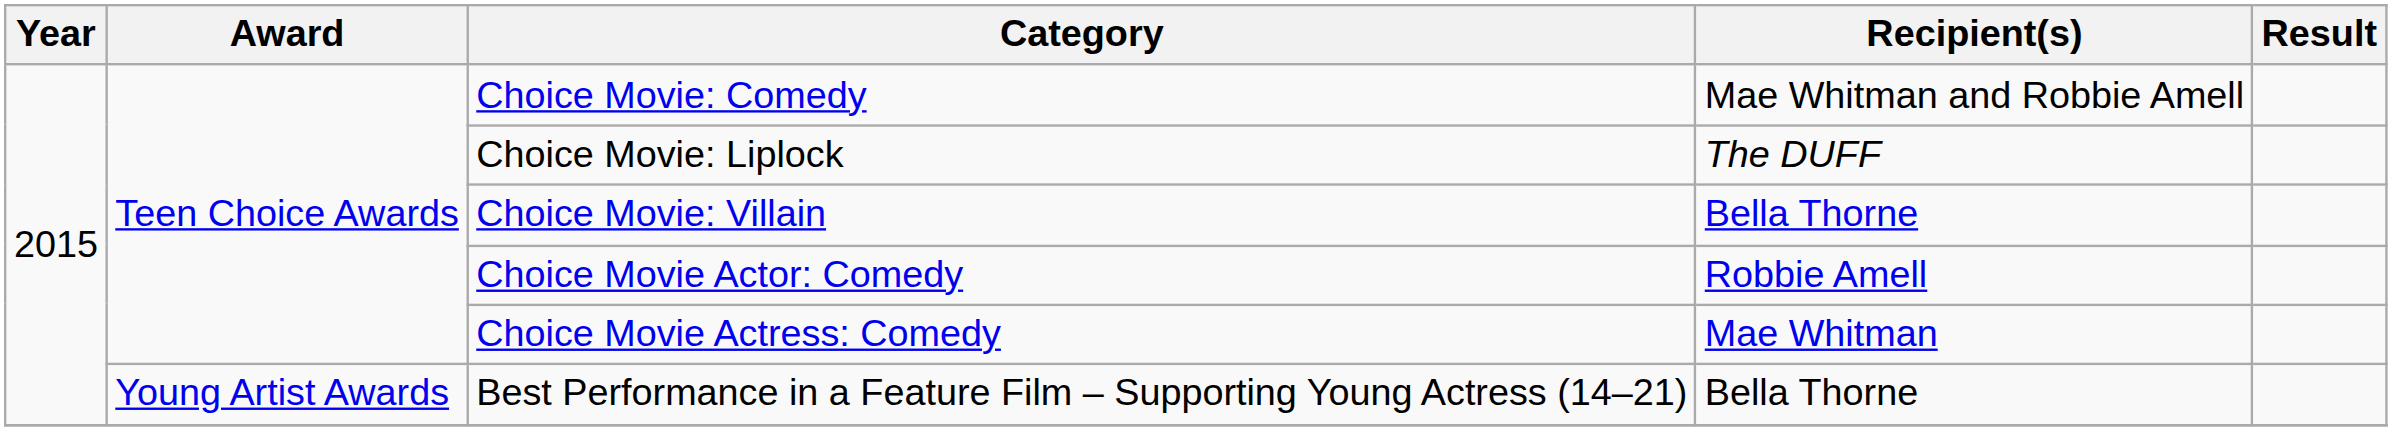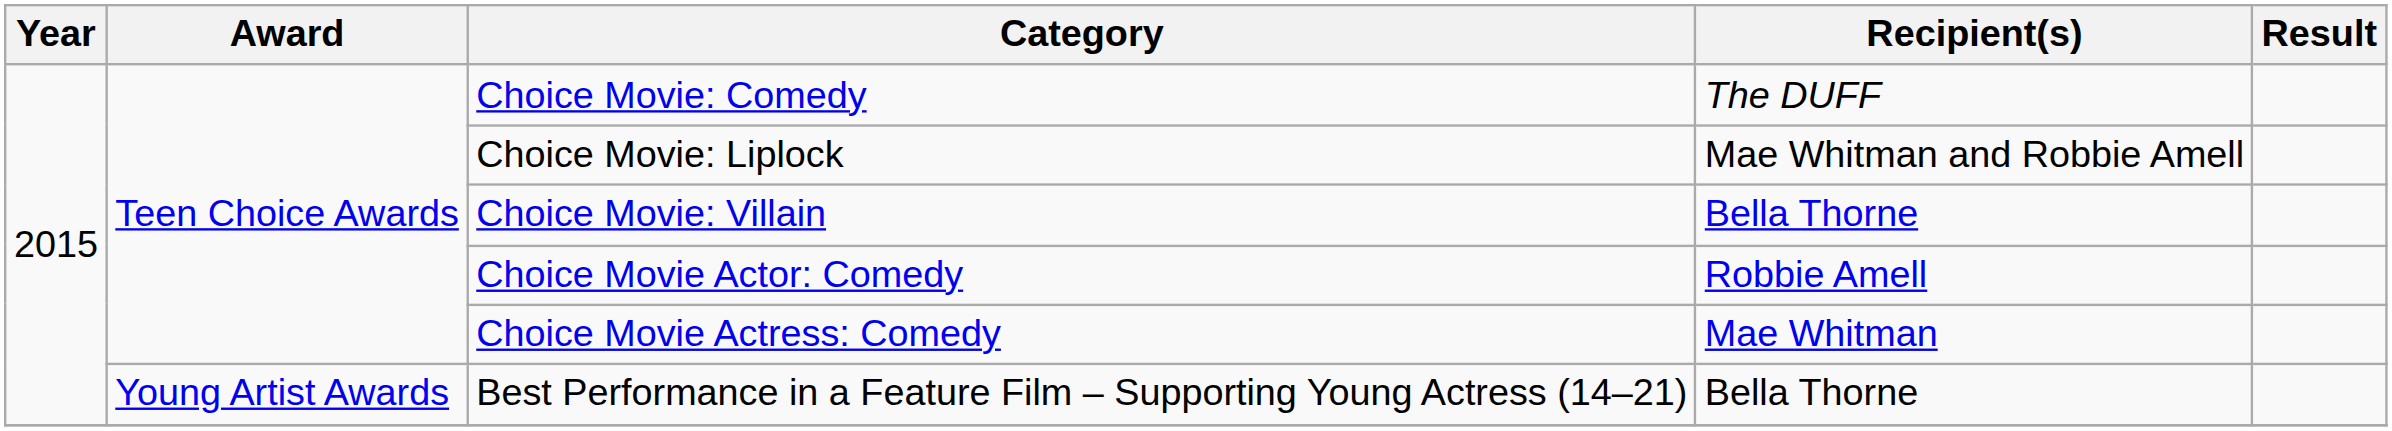(1974, 94) Mae Whitman and Robbie Amell -> (1793, 94) The DUFF
(1793, 154) The DUFF -> (1974, 154) Mae Whitman and Robbie Amell
